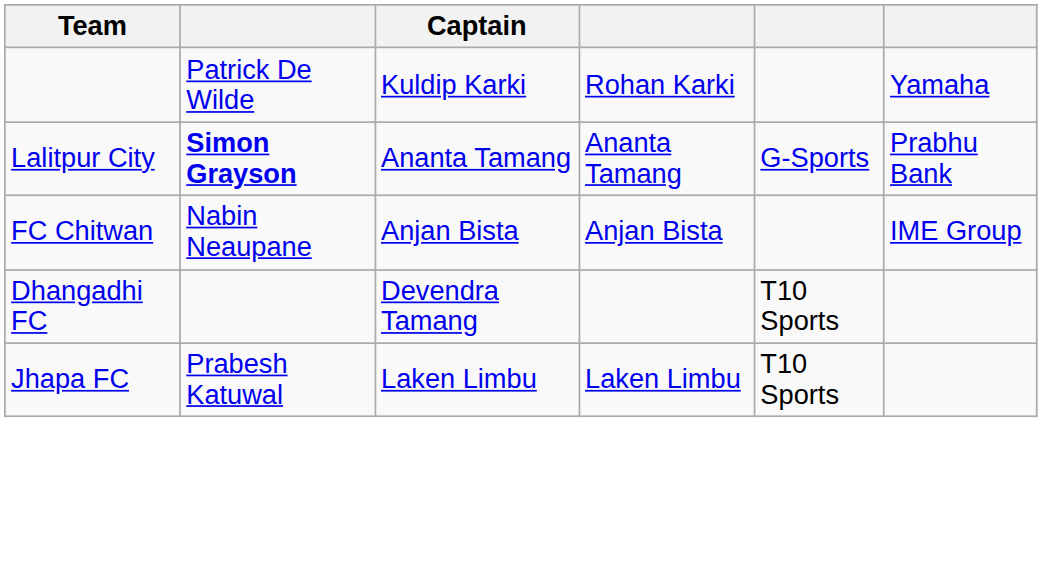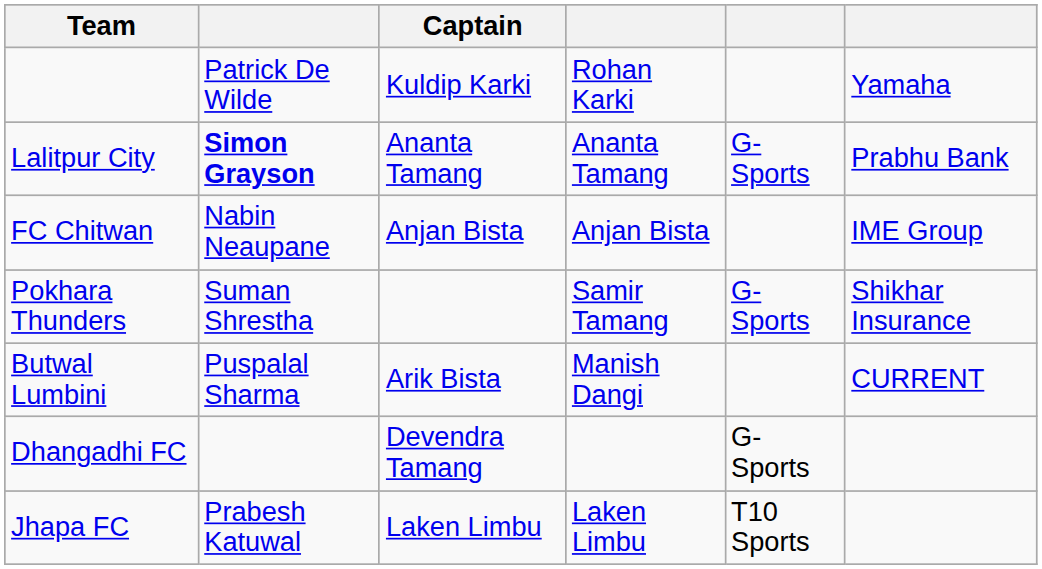+ row: (69, 305)
+ row: (59, 379)
(800, 305) T10 Sports -> (770, 453) G-Sports
